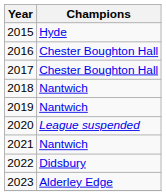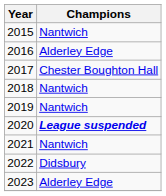(53, 32) Hyde -> (63, 32) Nantwich
(99, 51) Chester Boughton Hall -> (76, 51) Alderley Edge
(89, 125) normal -> (93, 125) bold
